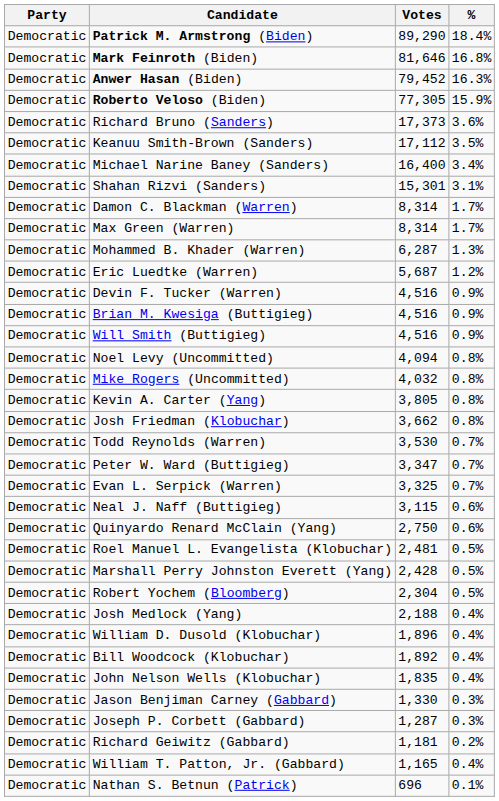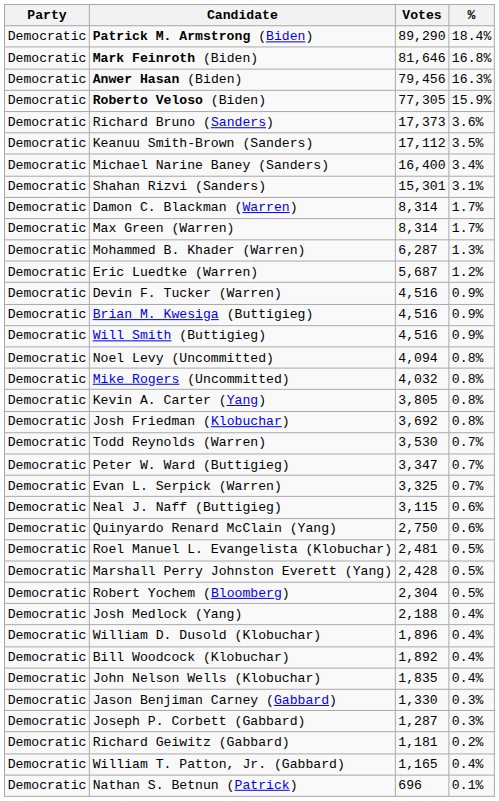(422, 79) 79,452 -> (422, 79) 79,456
(418, 422) 3,662 -> (418, 422) 3,692
